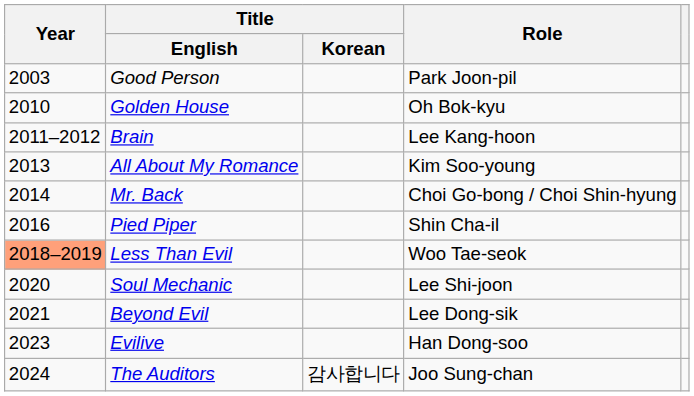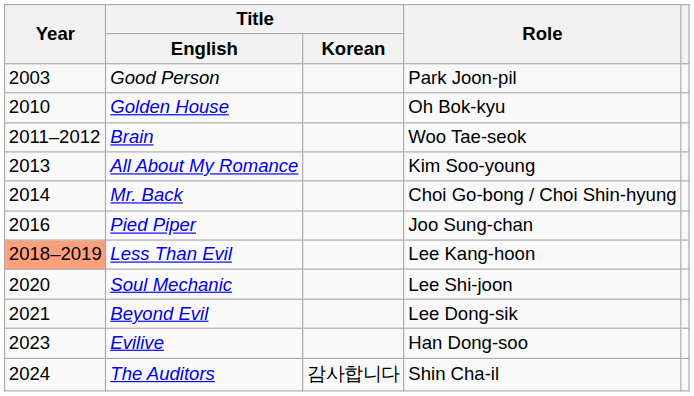(472, 136) Lee Kang-hoon -> (467, 136) Woo Tae-seok
(454, 225) Shin Cha-il -> (471, 225) Joo Sung-chan
(467, 254) Woo Tae-seok -> (472, 254) Lee Kang-hoon
(471, 374) Joo Sung-chan -> (454, 374) Shin Cha-il
